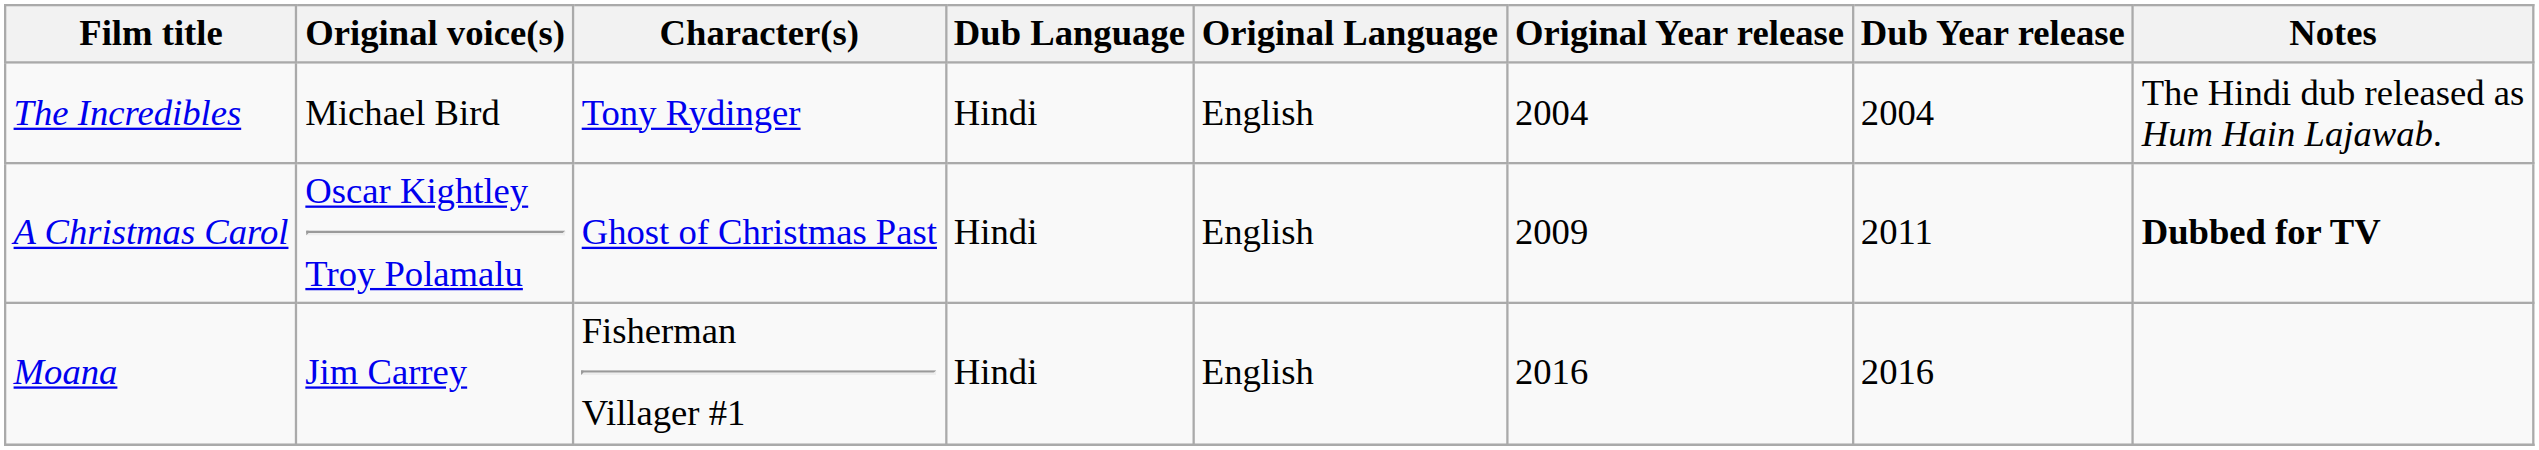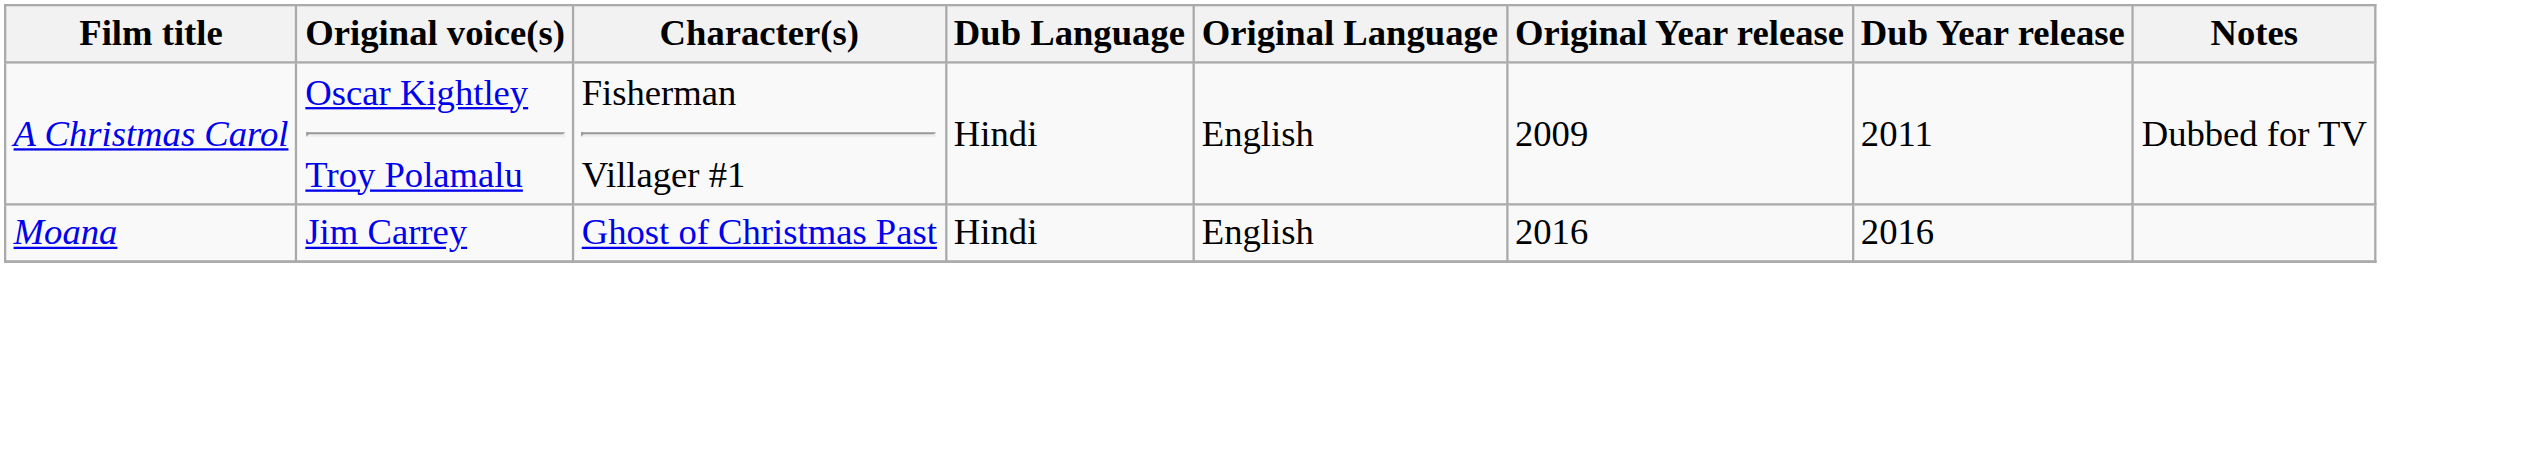- row: (127, 112)
(759, 232) Ghost of Christmas Past -> (759, 132) Fisherman Villager #1
(2261, 232) bold -> (2254, 132) normal
(759, 372) Fisherman Villager #1 -> (759, 232) Ghost of Christmas Past
